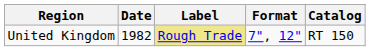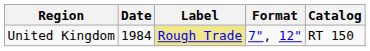(136, 36) 1982 -> (136, 36) 1984
